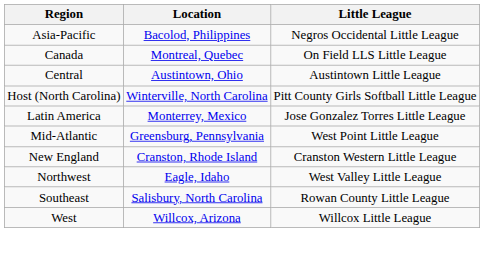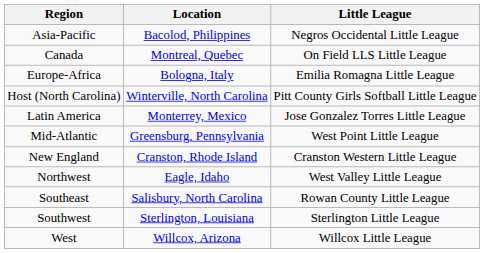- row: (64, 75)
+ row: (64, 75)
+ row: (64, 217)
